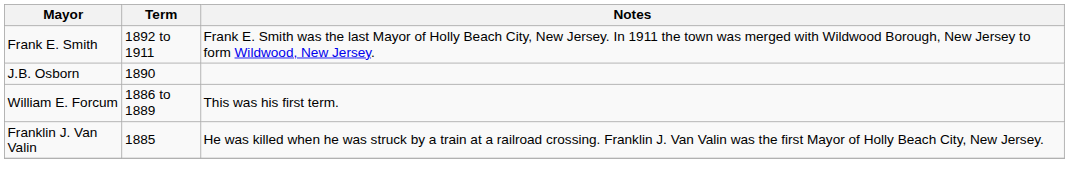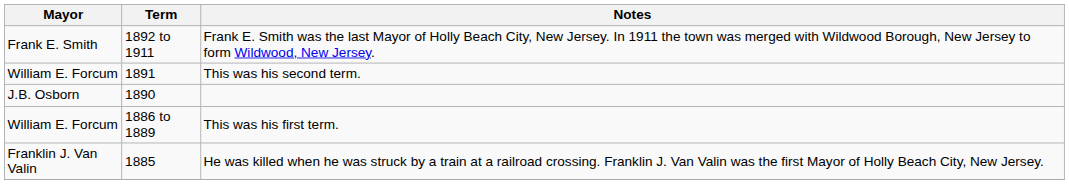+ row: (140, 73)
